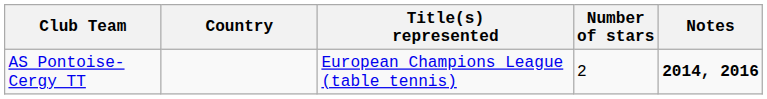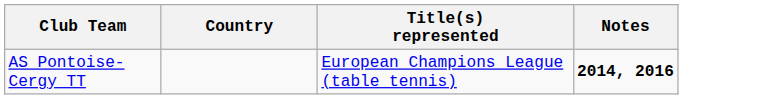- column: (616, 27)
